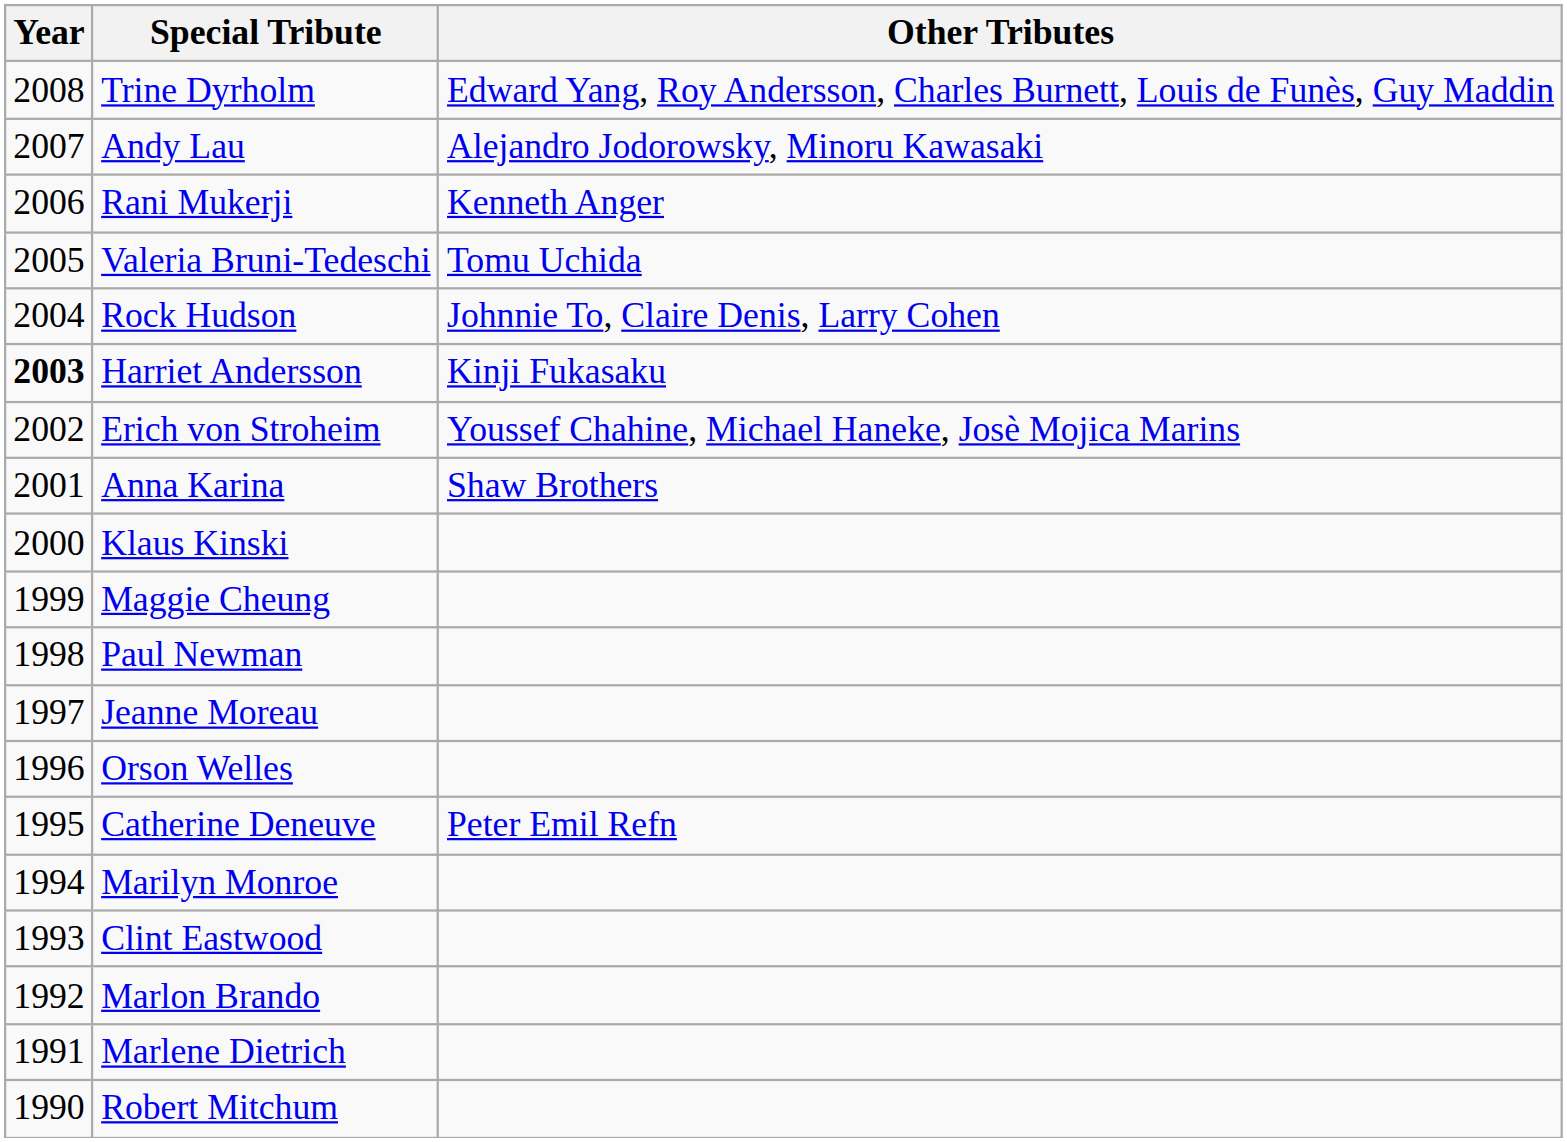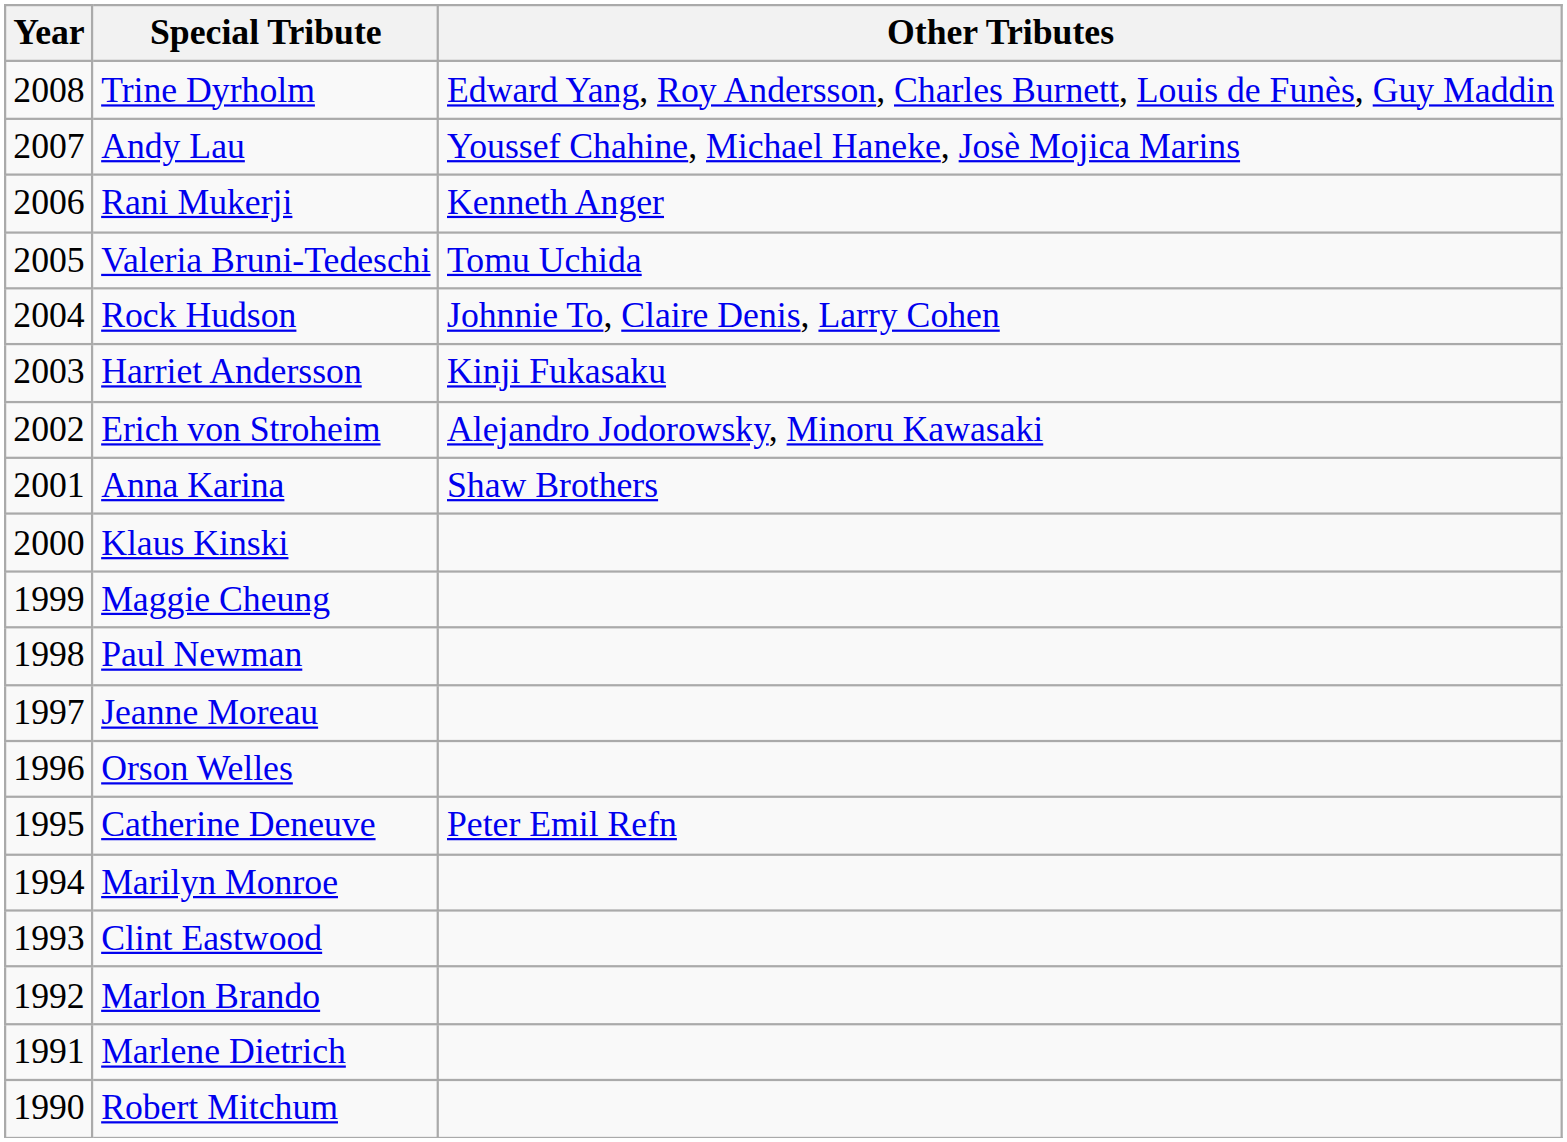(745, 145) Alejandro Jodorowsky, Minoru Kawasaki -> (844, 145) Youssef Chahine, Michael Haneke, Josè Mojica Marins
(49, 372) bold -> (49, 372) normal
(844, 428) Youssef Chahine, Michael Haneke, Josè Mojica Marins -> (745, 428) Alejandro Jodorowsky, Minoru Kawasaki
